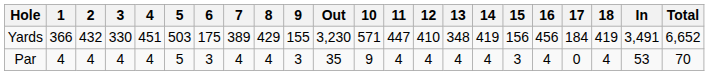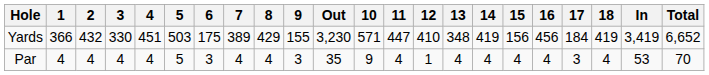(642, 37) 3,491 -> (642, 37) 3,419
(428, 59) 4 -> (428, 59) 1
(517, 59) 3 -> (517, 59) 4
(577, 59) 0 -> (577, 59) 3
